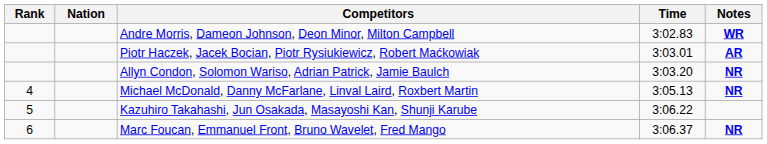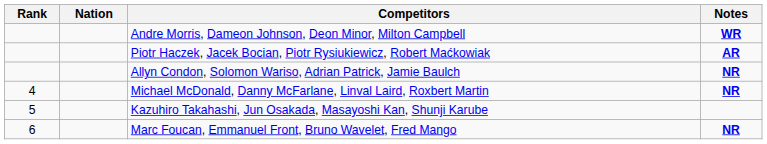- column: (672, 14)
